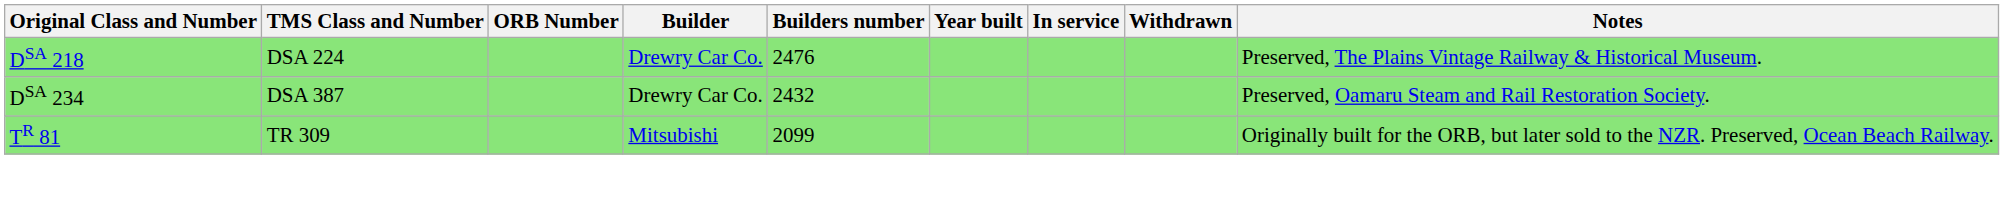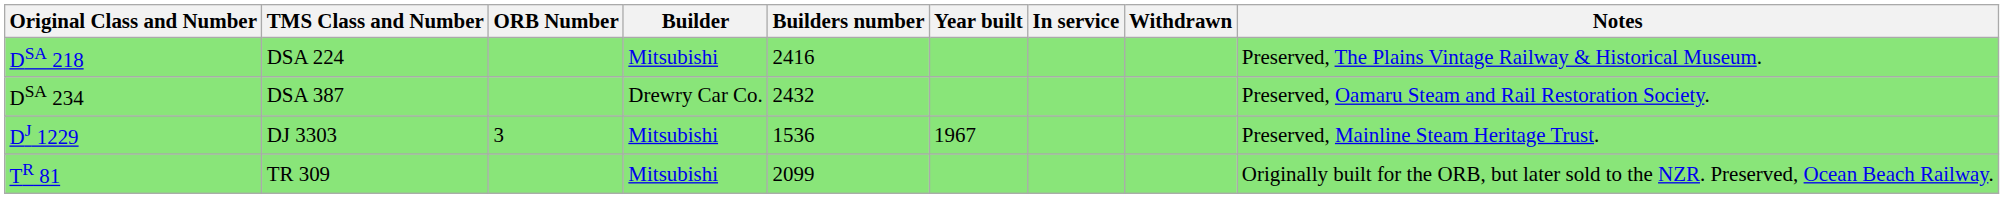(696, 57) Drewry Car Co. -> (673, 57) Mitsubishi
(793, 57) 2476 -> (793, 57) 2416
+ row: (44, 135)
